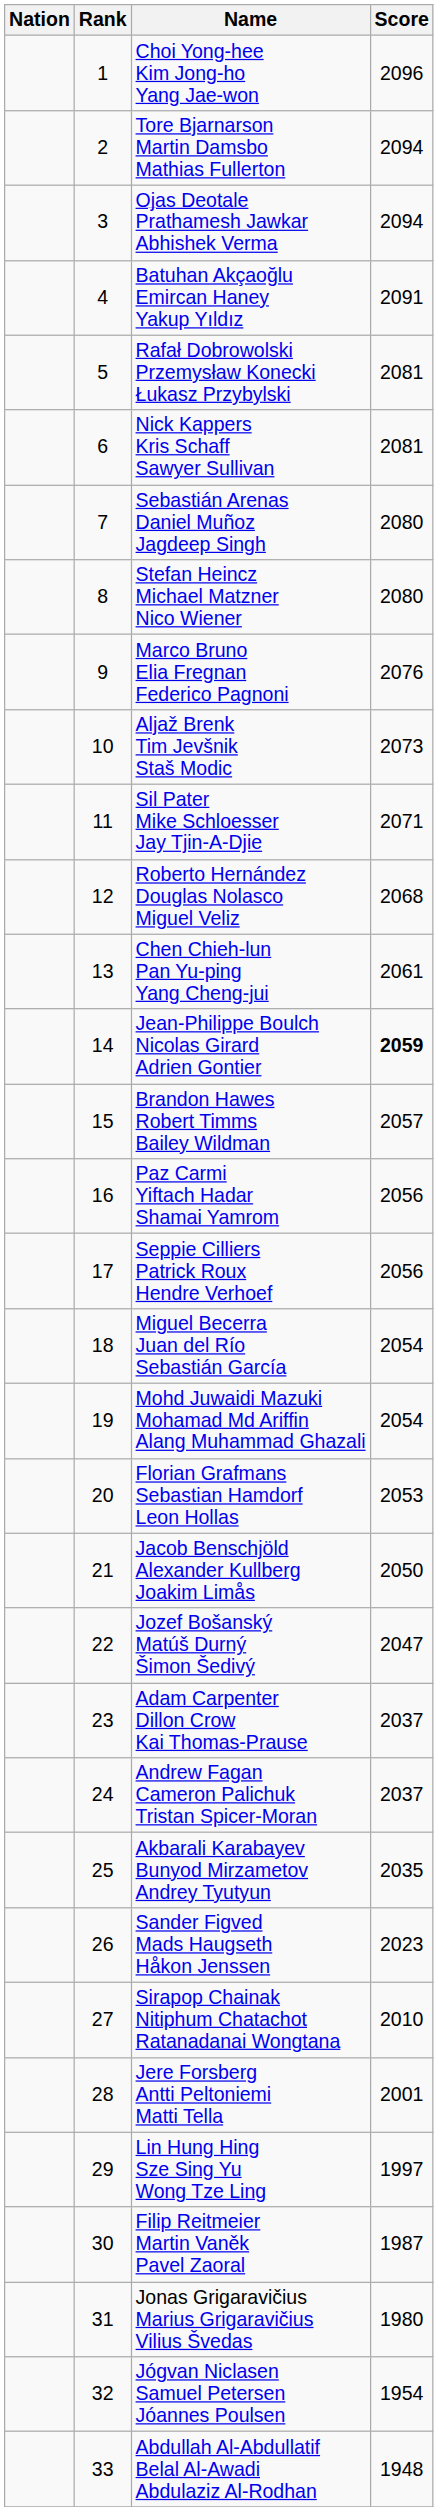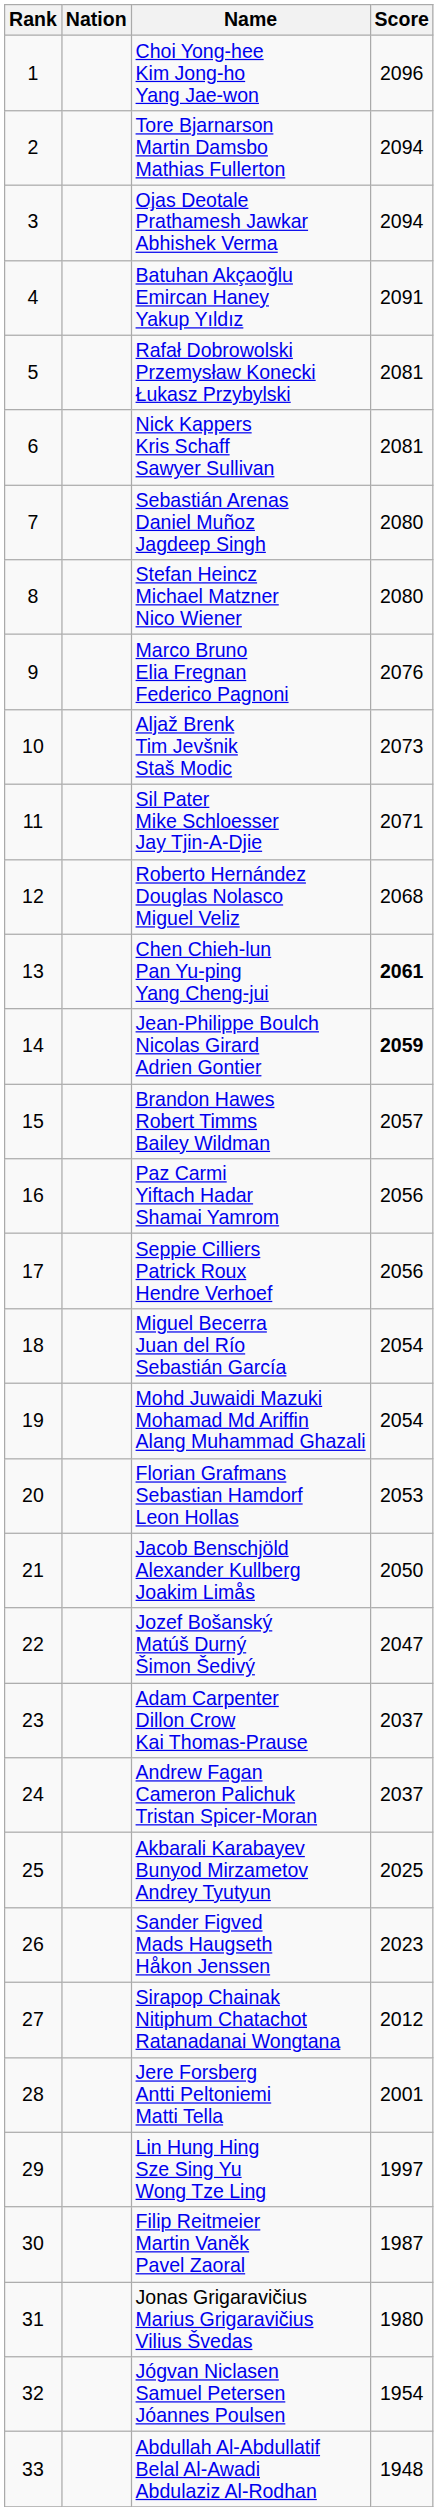columns swapped: (103, 19) <-> (39, 19)
(402, 971) normal -> (402, 971) bold
(402, 1869) 2035 -> (402, 1869) 2025
(402, 2019) 2010 -> (402, 2019) 2012
